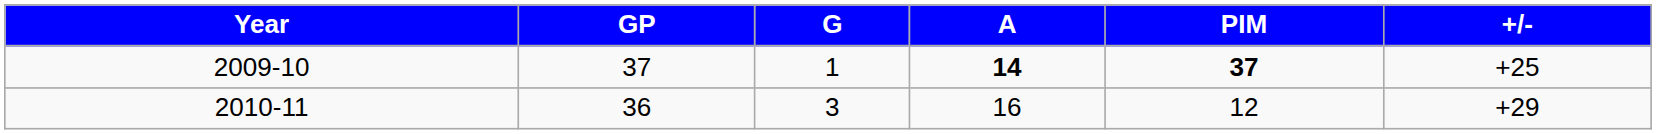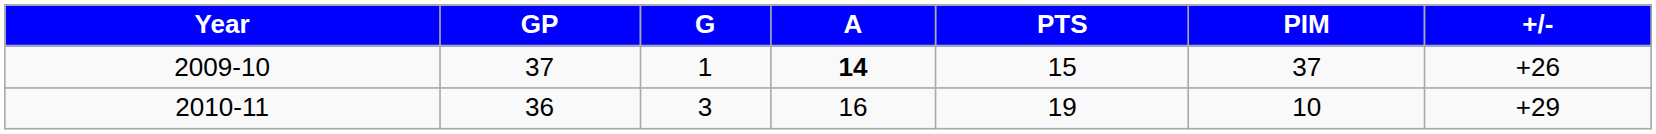+ column: (1062, 25)
(1244, 66) bold -> (1307, 66) normal
(1517, 66) +25 -> (1538, 66) +26
(1244, 107) 12 -> (1307, 107) 10
